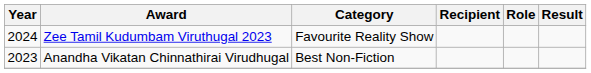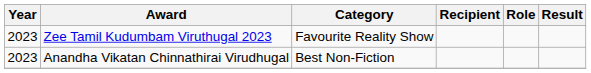(22, 36) 2024 -> (22, 36) 2023
